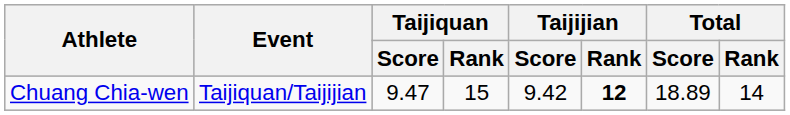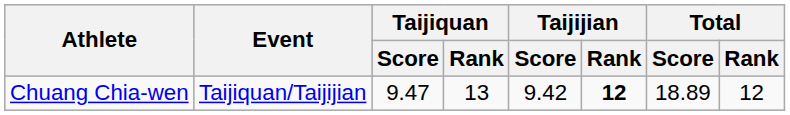(477, 93) 15 -> (477, 93) 13
(752, 93) 14 -> (752, 93) 12
